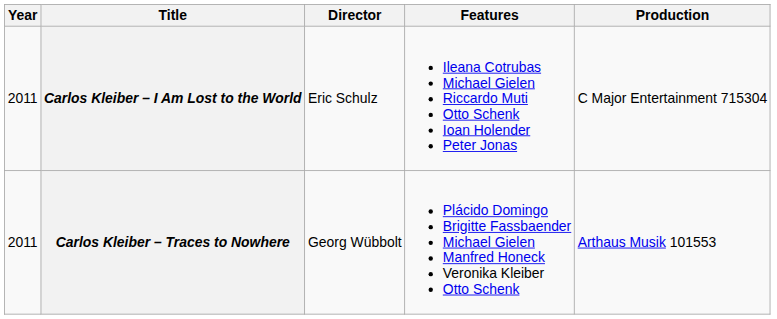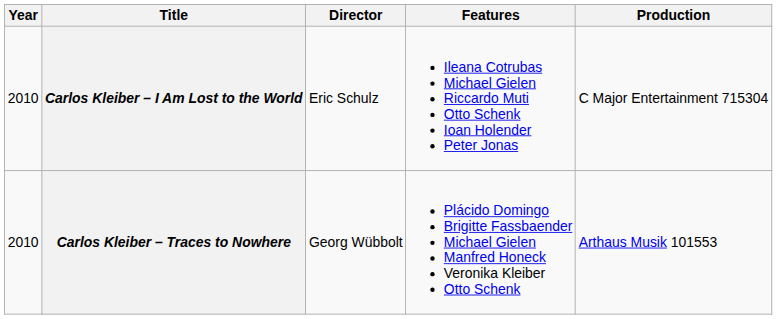(23, 98) 2011 -> (23, 98) 2010
(23, 242) 2011 -> (23, 242) 2010
